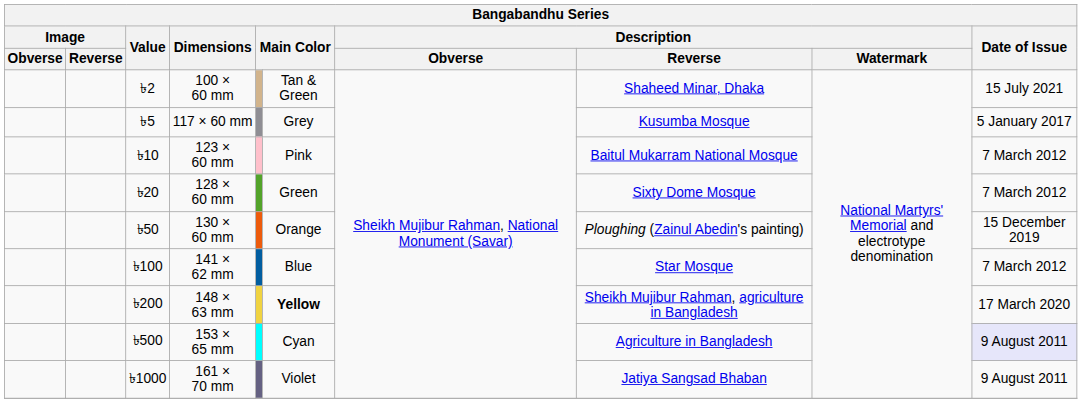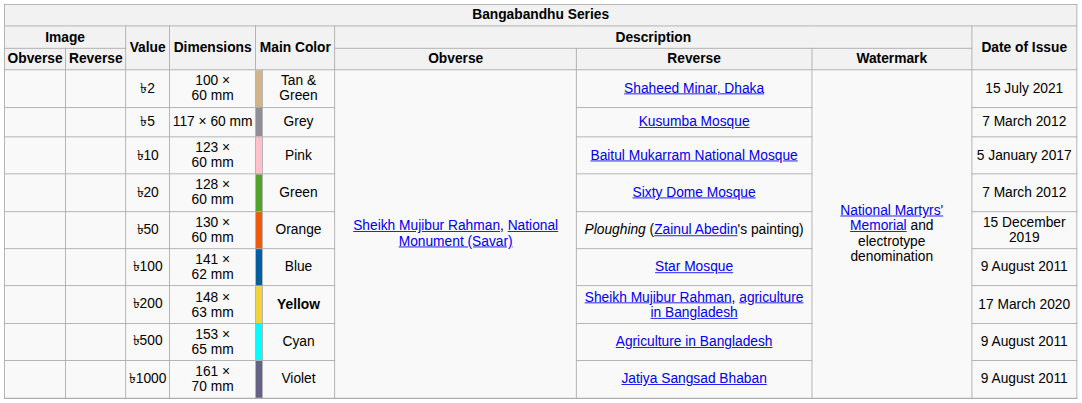(1024, 122) 5 January 2017 -> (1024, 122) 7 March 2012
(1024, 155) 7 March 2012 -> (1024, 155) 5 January 2017
(1024, 267) 7 March 2012 -> (1024, 267) 9 August 2011
(1024, 341) lavender background -> (1024, 341) no background
